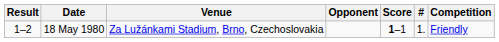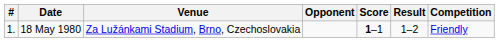columns swapped: (421, 13) <-> (23, 13)
